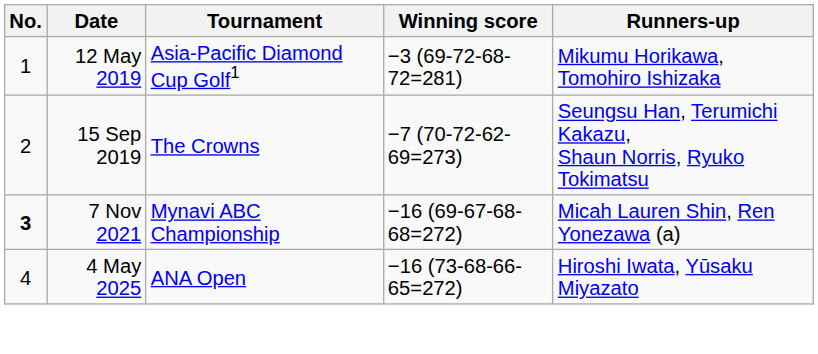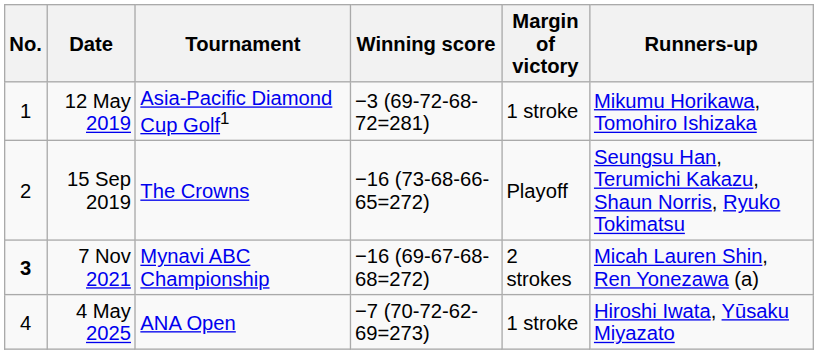+ column: (545, 43)
(449, 145) −7 (70-72-62-69=273) -> (422, 191) −16 (73-68-66-65=272)
(455, 277) −16 (73-68-66-65=272) -> (416, 323) −7 (70-72-62-69=273)
